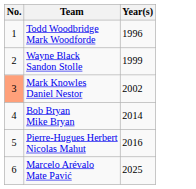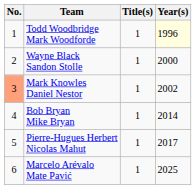+ column: (138, 12)
(132, 34) no background -> (168, 34) lightyellow background
(132, 61) 1999 -> (168, 61) 2000
(132, 143) 2016 -> (168, 143) 2017
